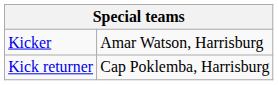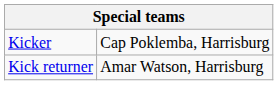(182, 42) Amar Watson, Harrisburg -> (185, 42) Cap Poklemba, Harrisburg
(185, 67) Cap Poklemba, Harrisburg -> (182, 67) Amar Watson, Harrisburg
